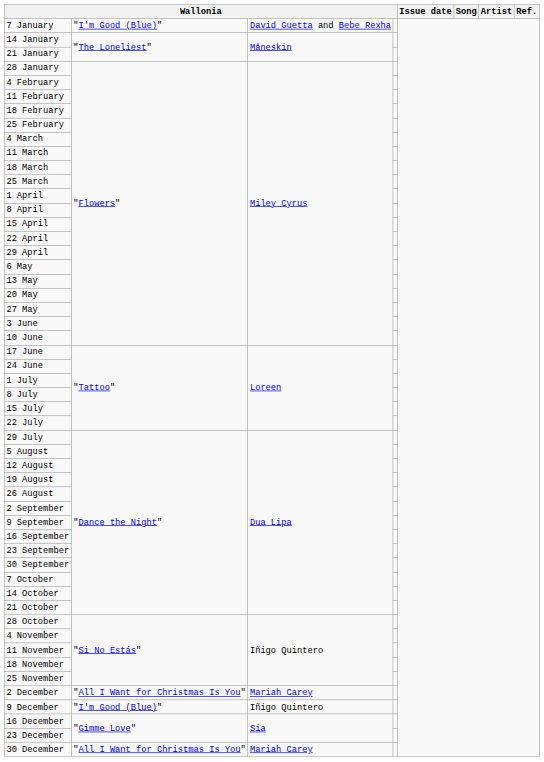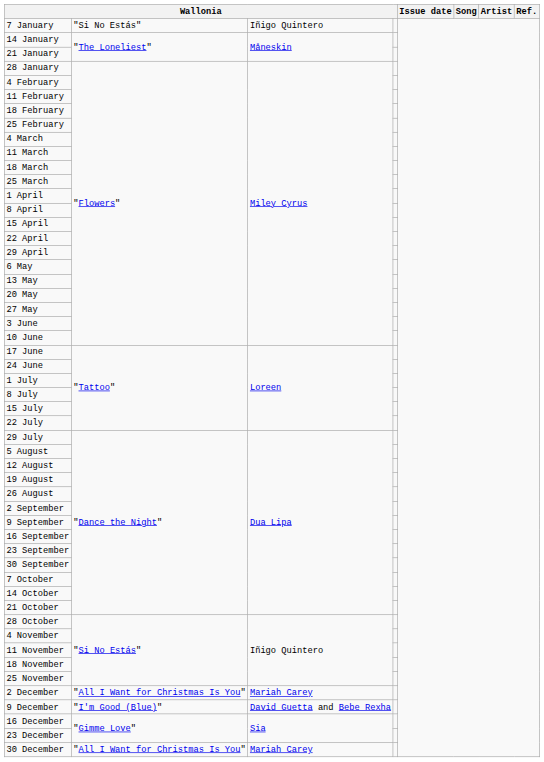(118, 26) "I'm Good (Blue)" -> (107, 26) "Si No Estás"
(321, 26) David Guetta and Bebe Rexha -> (287, 26) Iñigo Quintero
(287, 707) Iñigo Quintero -> (321, 707) David Guetta and Bebe Rexha
